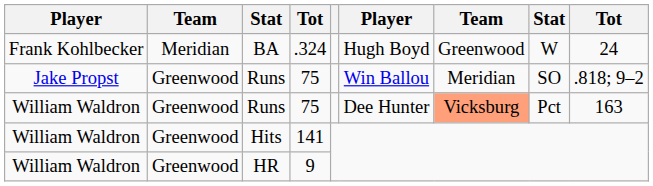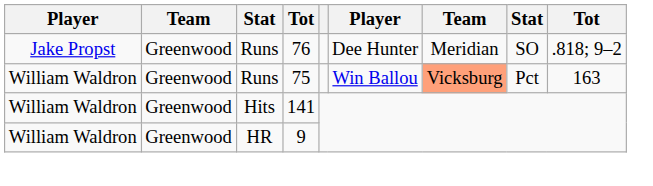- row: (76, 48)
(310, 78) 75 -> (301, 48) 76
(386, 78) Win Ballou -> (375, 48) Dee Hunter
(386, 107) Dee Hunter -> (375, 78) Win Ballou
